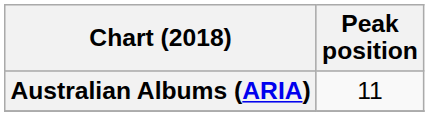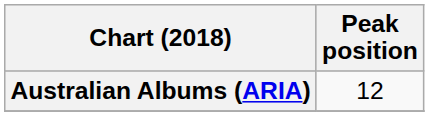(370, 90) 11 -> (370, 90) 12
